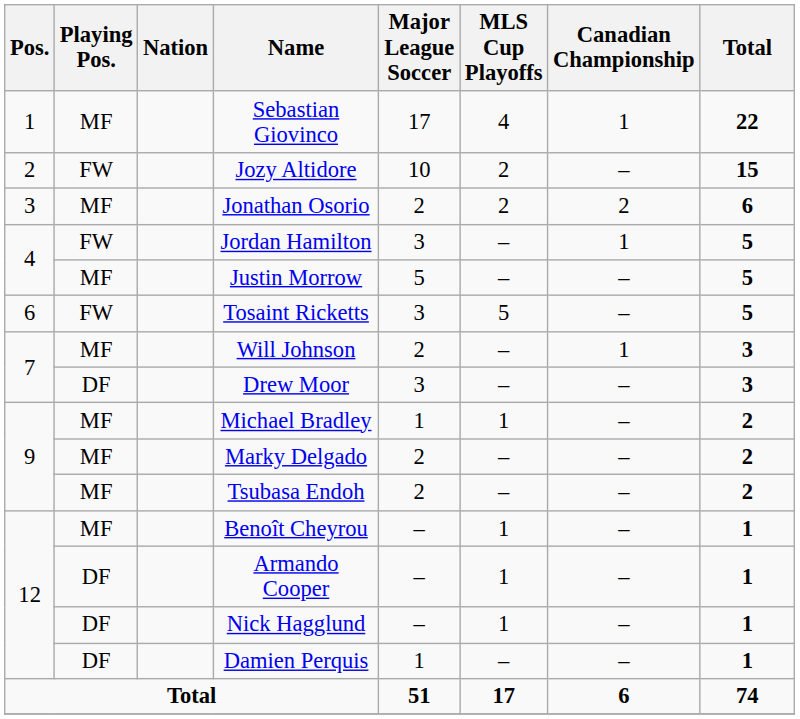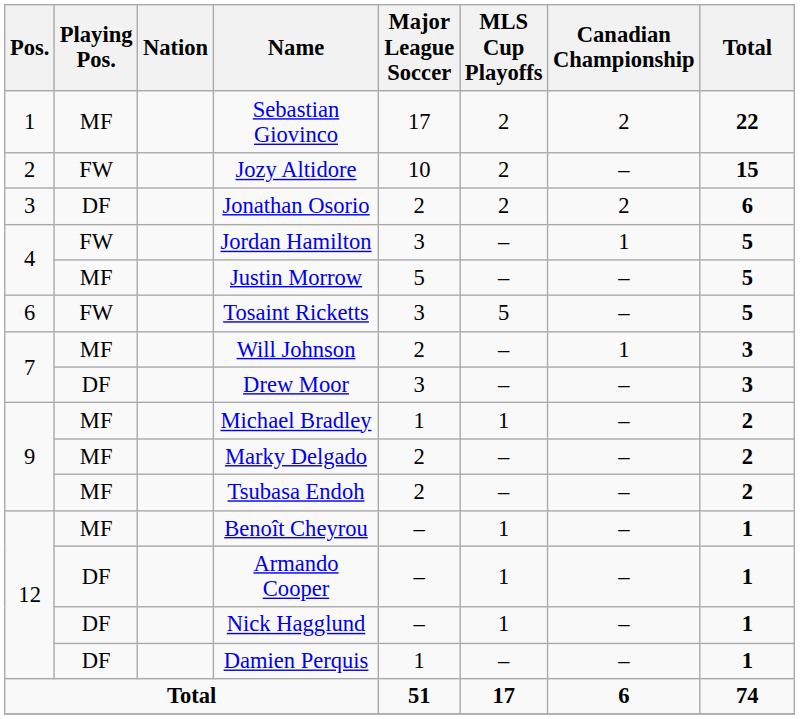(504, 121) 4 -> (504, 121) 2
(624, 121) 1 -> (624, 121) 2
(96, 205) MF -> (96, 205) DF
